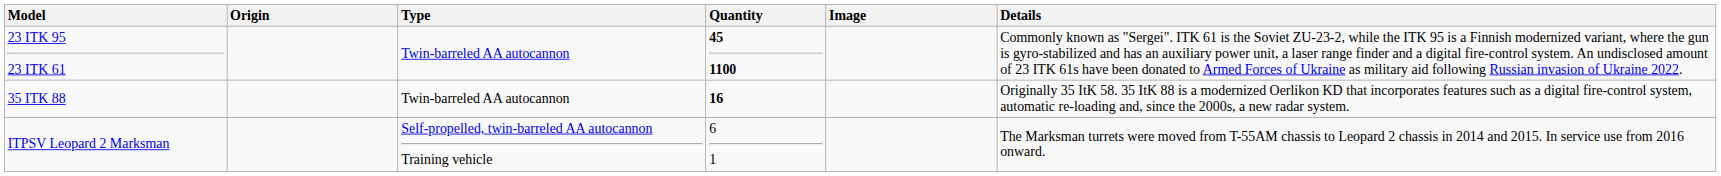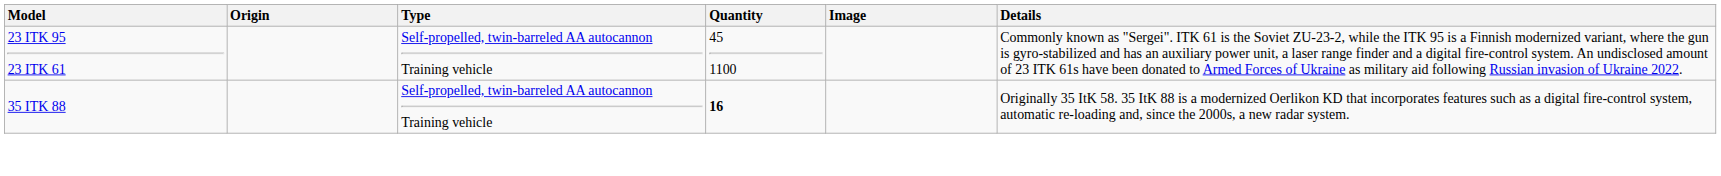(485, 53) Twin-barreled AA autocannon -> (552, 53) Self-propelled, twin-barreled AA autocannon Training vehicle
(766, 53) bold -> (766, 53) normal
(485, 98) Twin-barreled AA autocannon -> (552, 106) Self-propelled, twin-barreled AA autocannon Training vehicle
- row: (89, 144)
